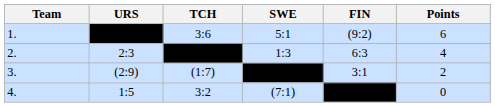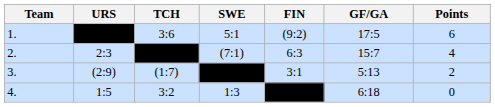+ column: (369, 14)
(283, 53) 1:3 -> (232, 53) (7:1)
(283, 92) (7:1) -> (232, 92) 1:3
